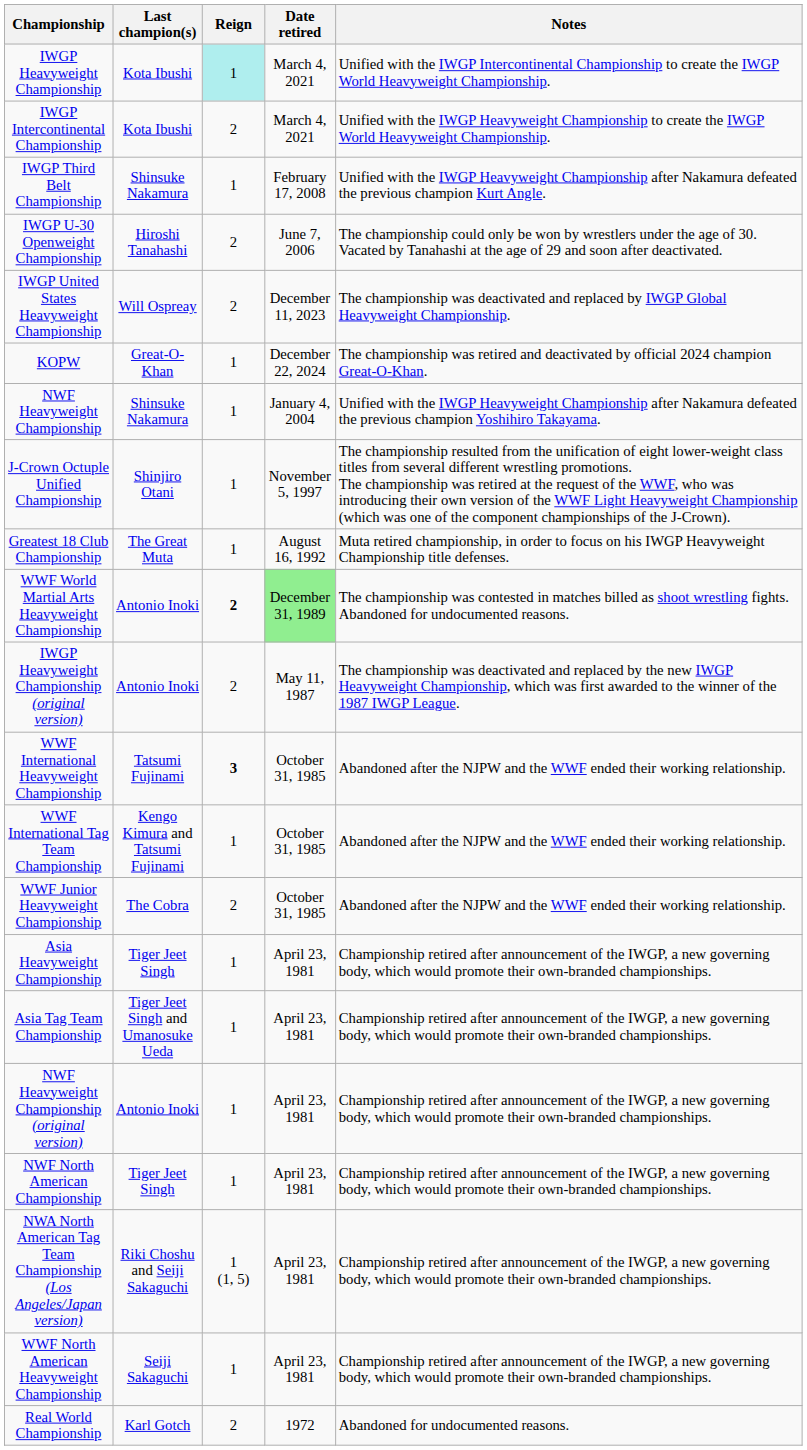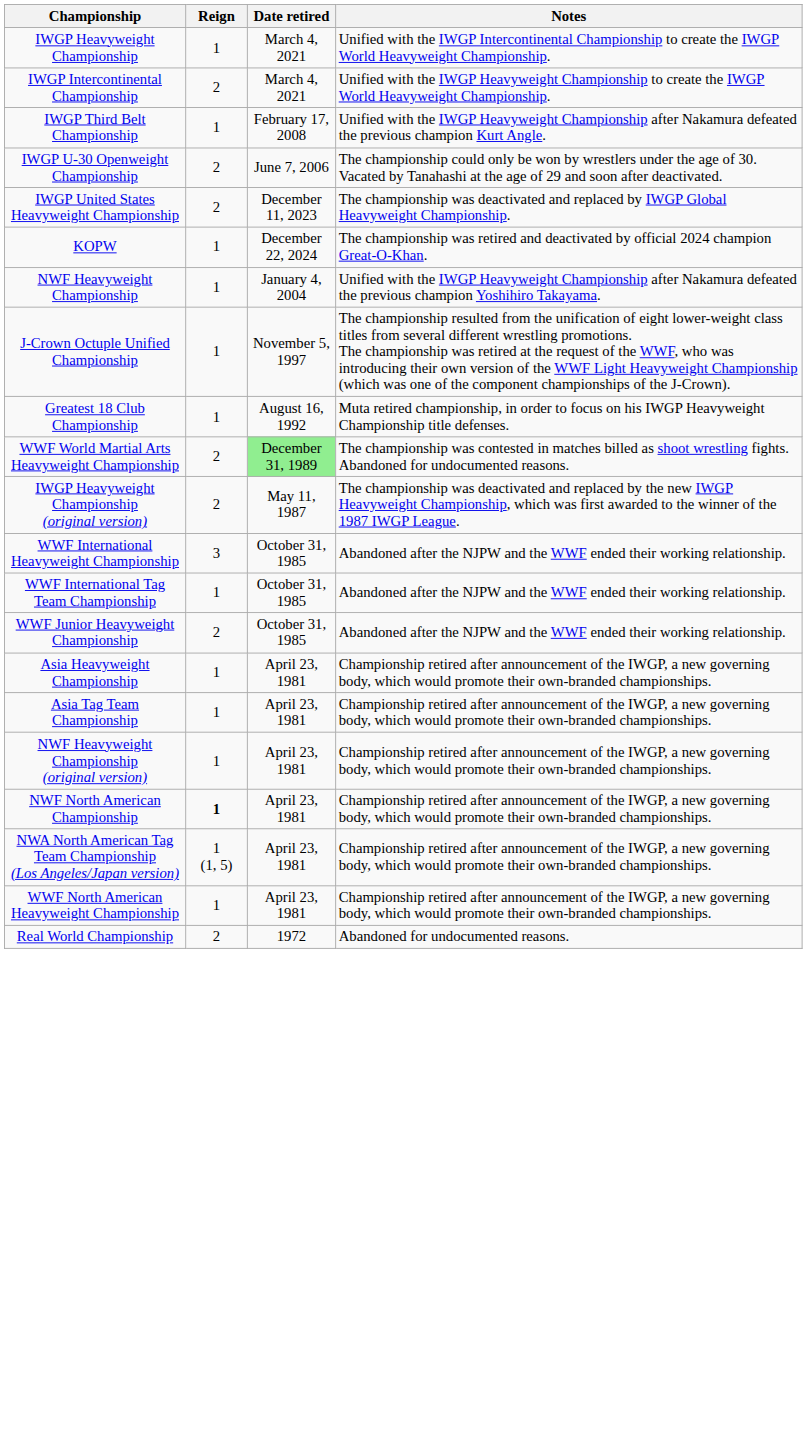- column: (158, 24)
(233, 72) paleturquoise background -> (216, 47) no background
(233, 605) bold -> (216, 456) normal
(233, 768) bold -> (216, 552) normal
(233, 1181) normal -> (216, 808) bold
